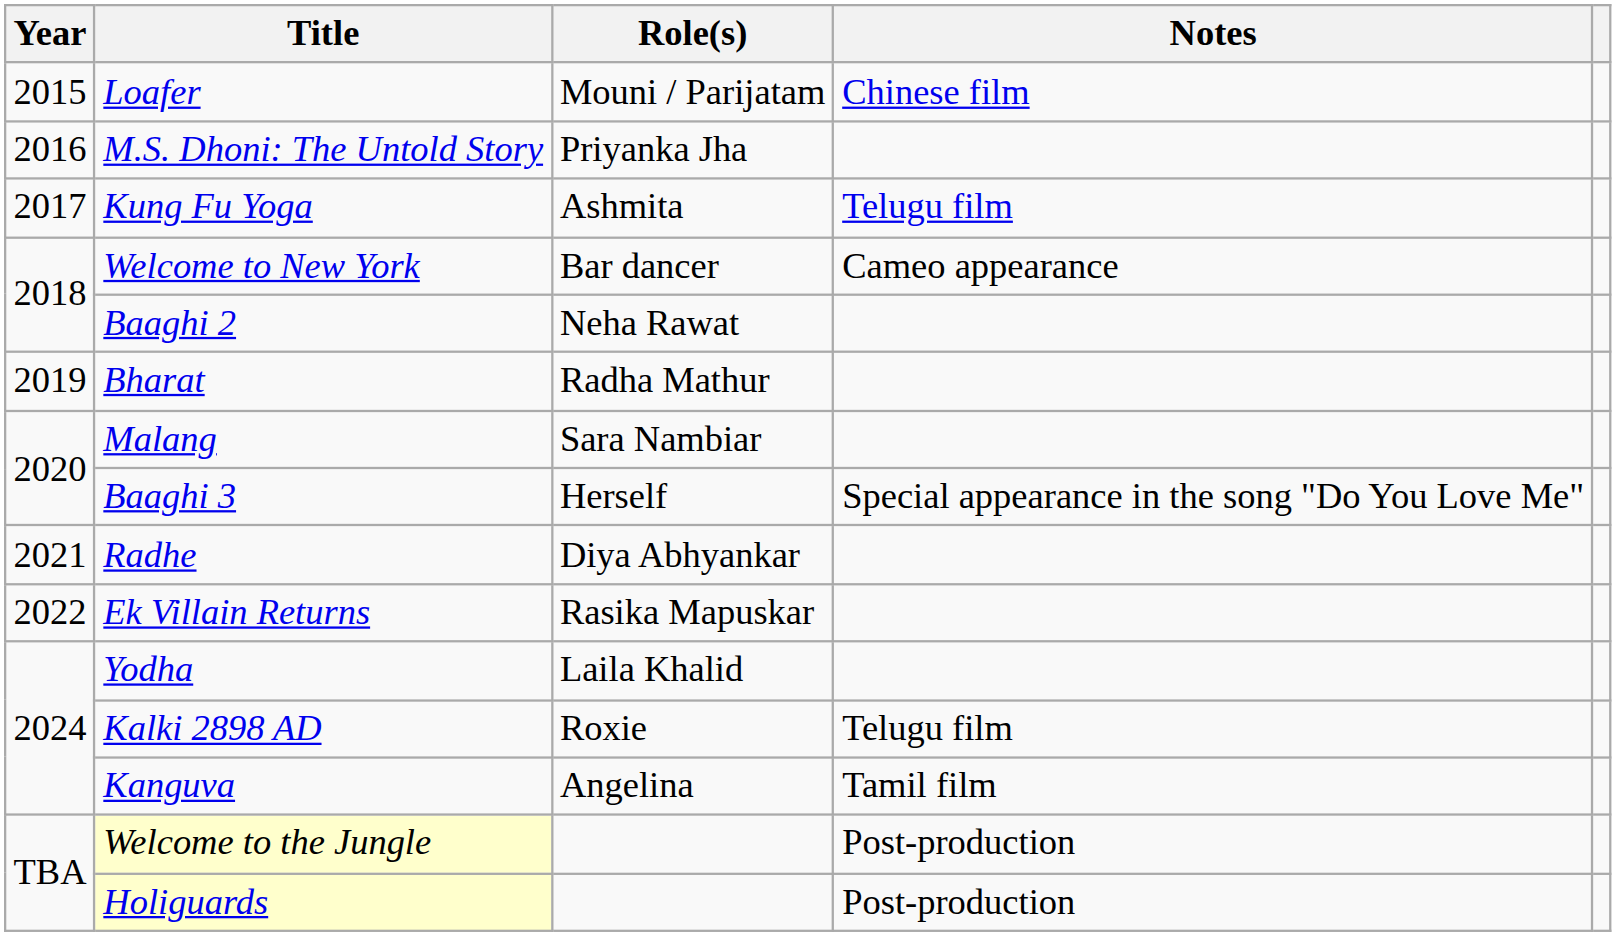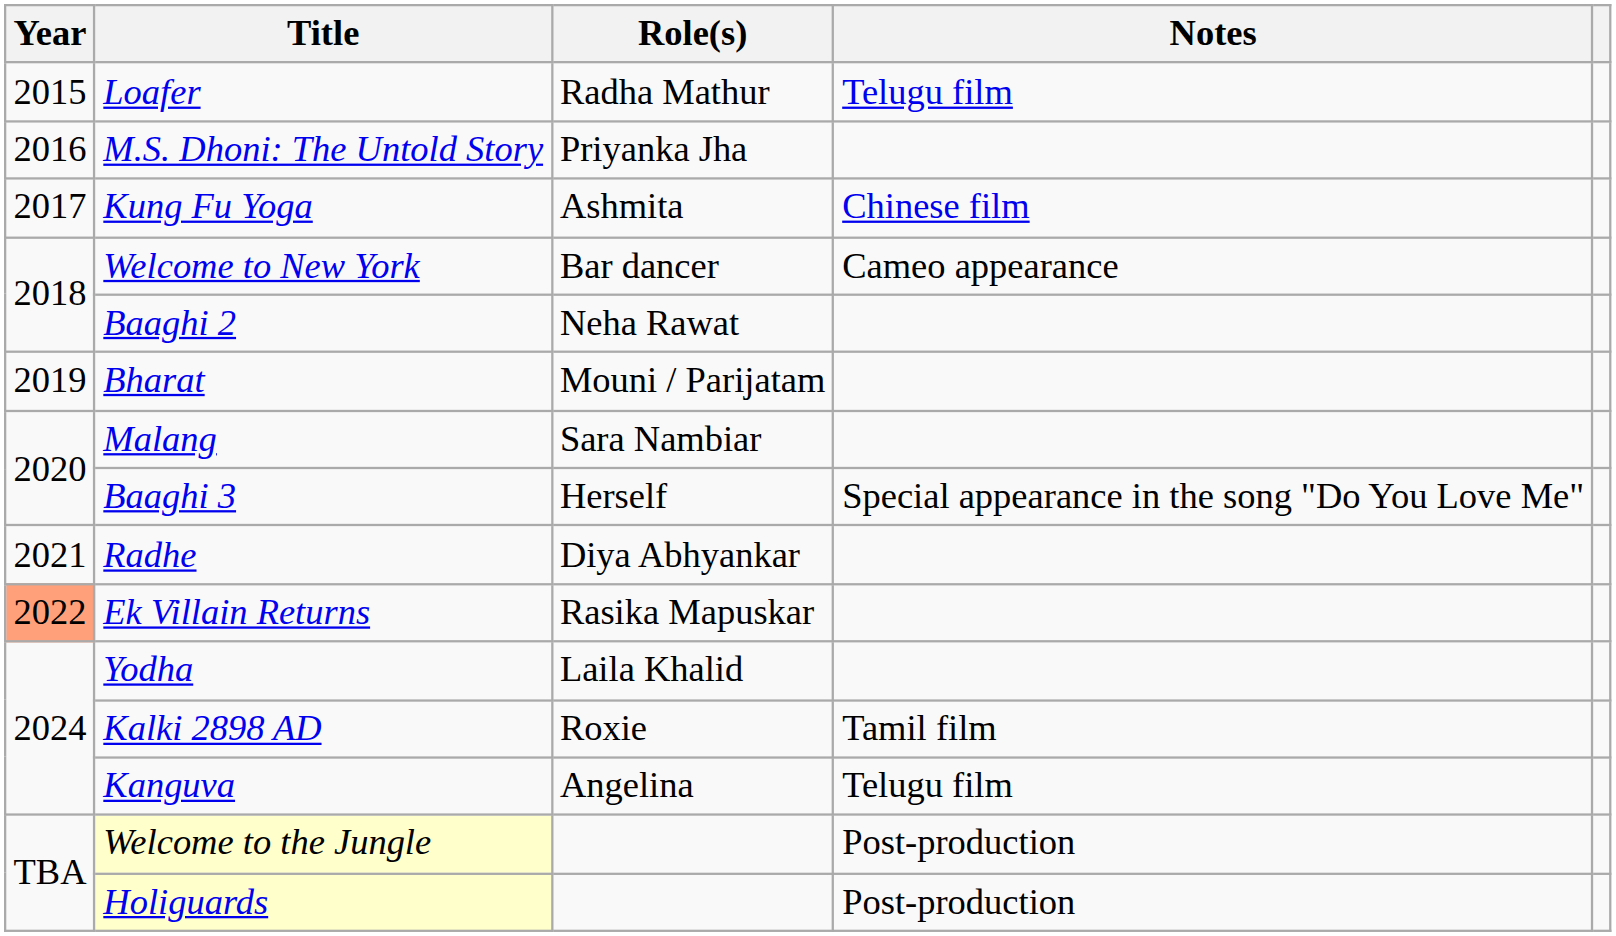(693, 91) Mouni / Parijatam -> (665, 91) Radha Mathur
(936, 91) Chinese film -> (928, 91) Telugu film
(928, 206) Telugu film -> (936, 206) Chinese film
(665, 380) Radha Mathur -> (693, 380) Mouni / Parijatam
(50, 611) no background -> (50, 611) lightsalmon background
(928, 727) Telugu film -> (919, 727) Tamil film
(919, 785) Tamil film -> (928, 785) Telugu film
